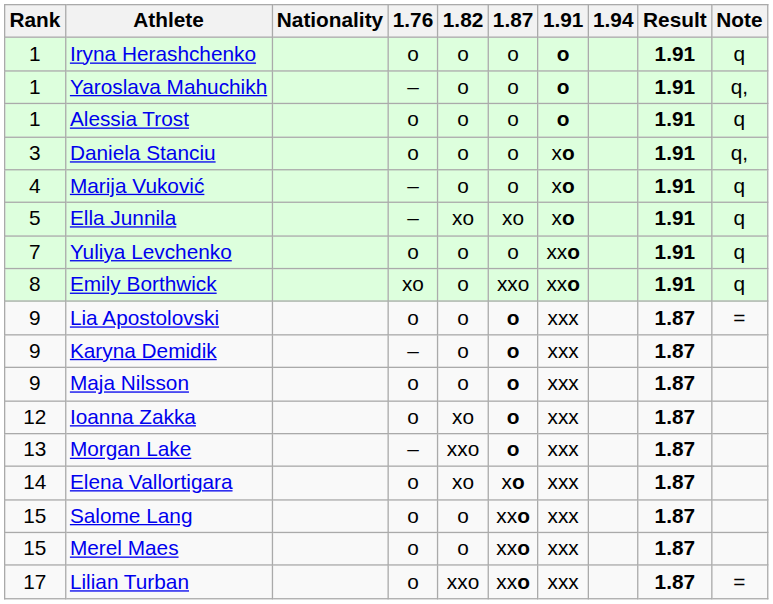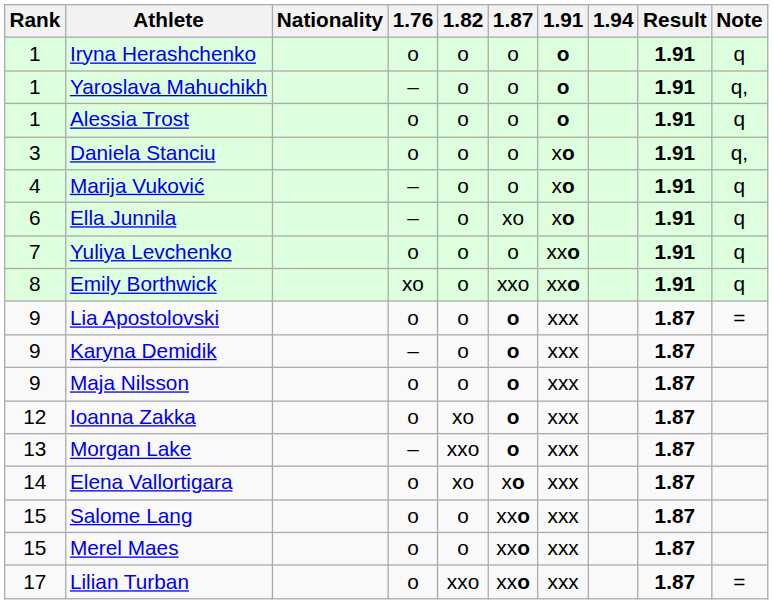(35, 218) 5 -> (35, 218) 6
(463, 218) xo -> (463, 218) o
